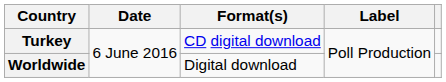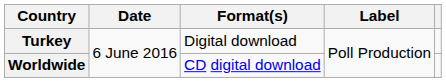(252, 41) CD digital download -> (240, 41) Digital download
(240, 65) Digital download -> (252, 65) CD digital download
